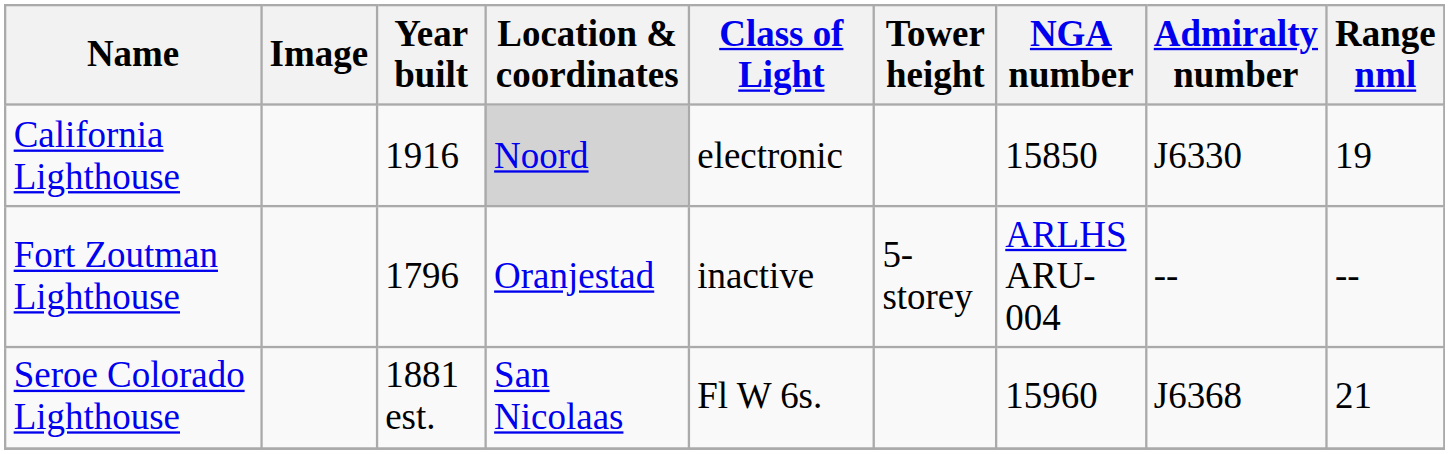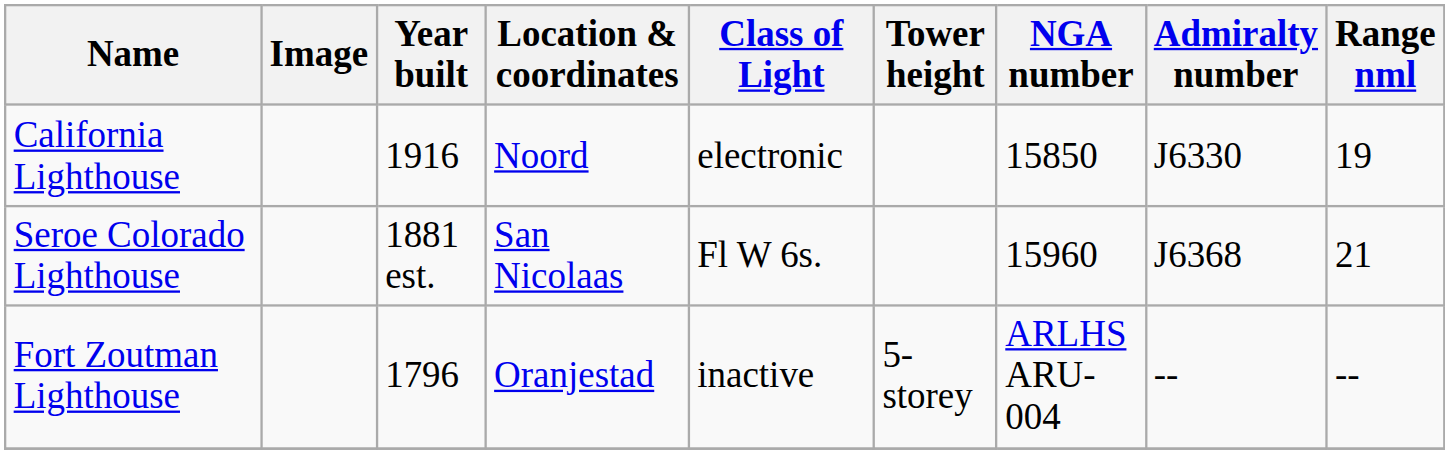(541, 154) lightgrey background -> (541, 154) no background
rows swapped: (116, 275) <-> (129, 396)
